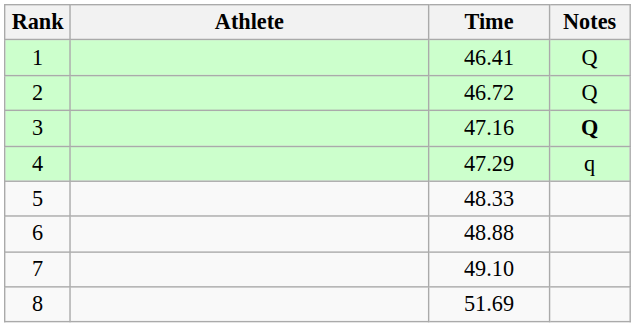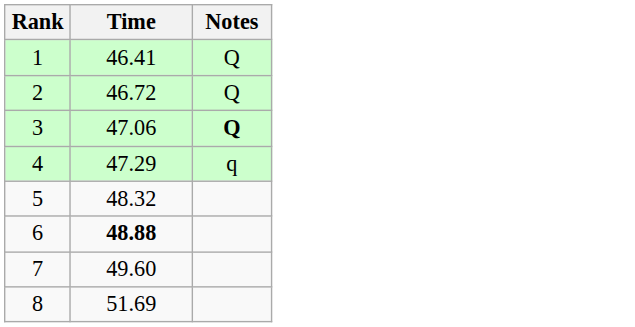- column: (249, 22)
(489, 127) 47.16 -> (131, 127) 47.06
(489, 198) 48.33 -> (131, 198) 48.32
(489, 233) normal -> (131, 233) bold
(489, 269) 49.10 -> (131, 269) 49.60
